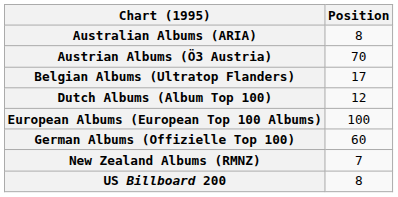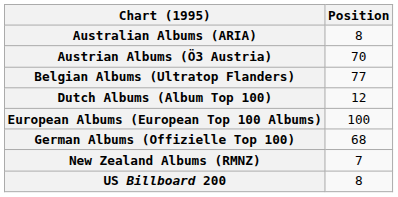(359, 77) 17 -> (359, 77) 77
(359, 139) 60 -> (359, 139) 68
